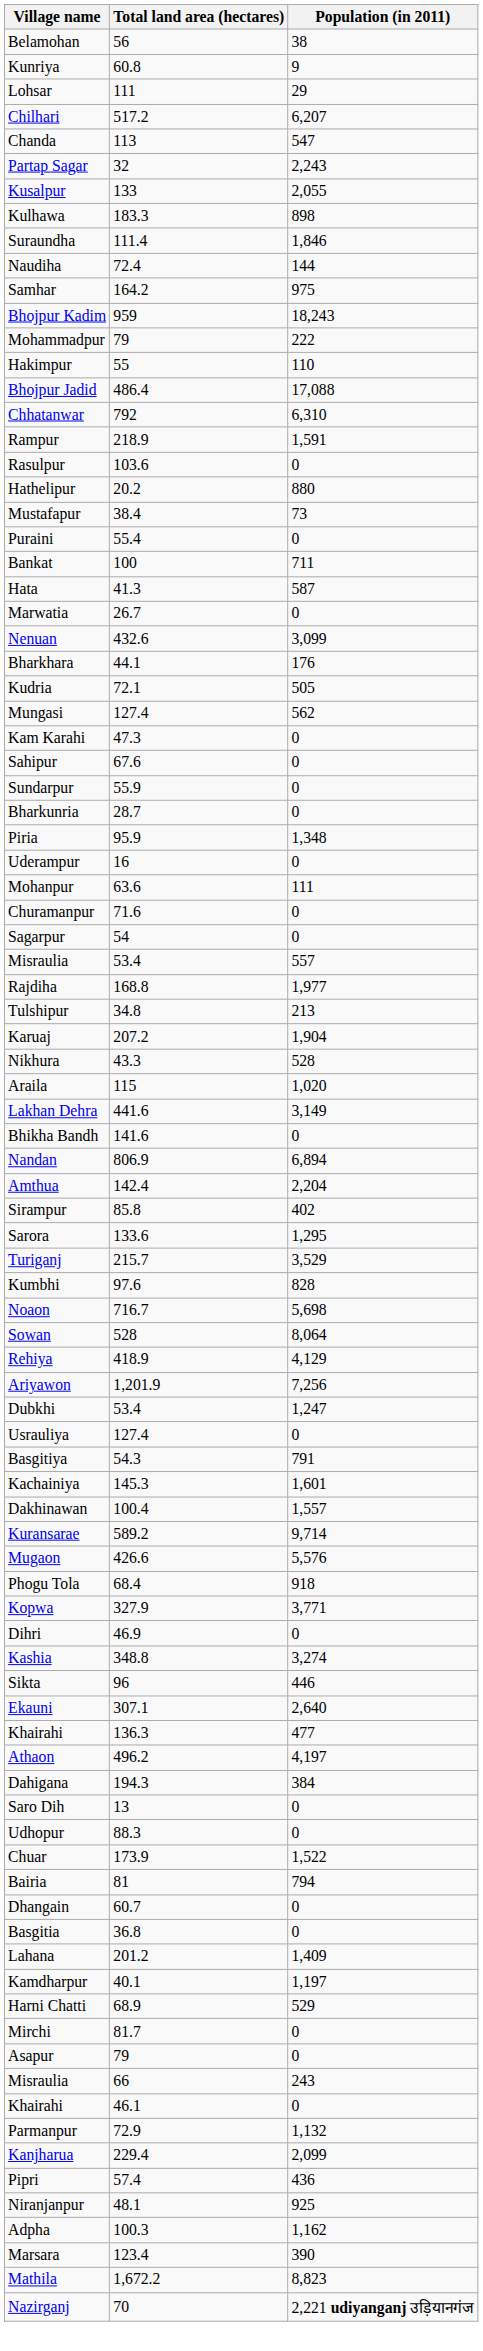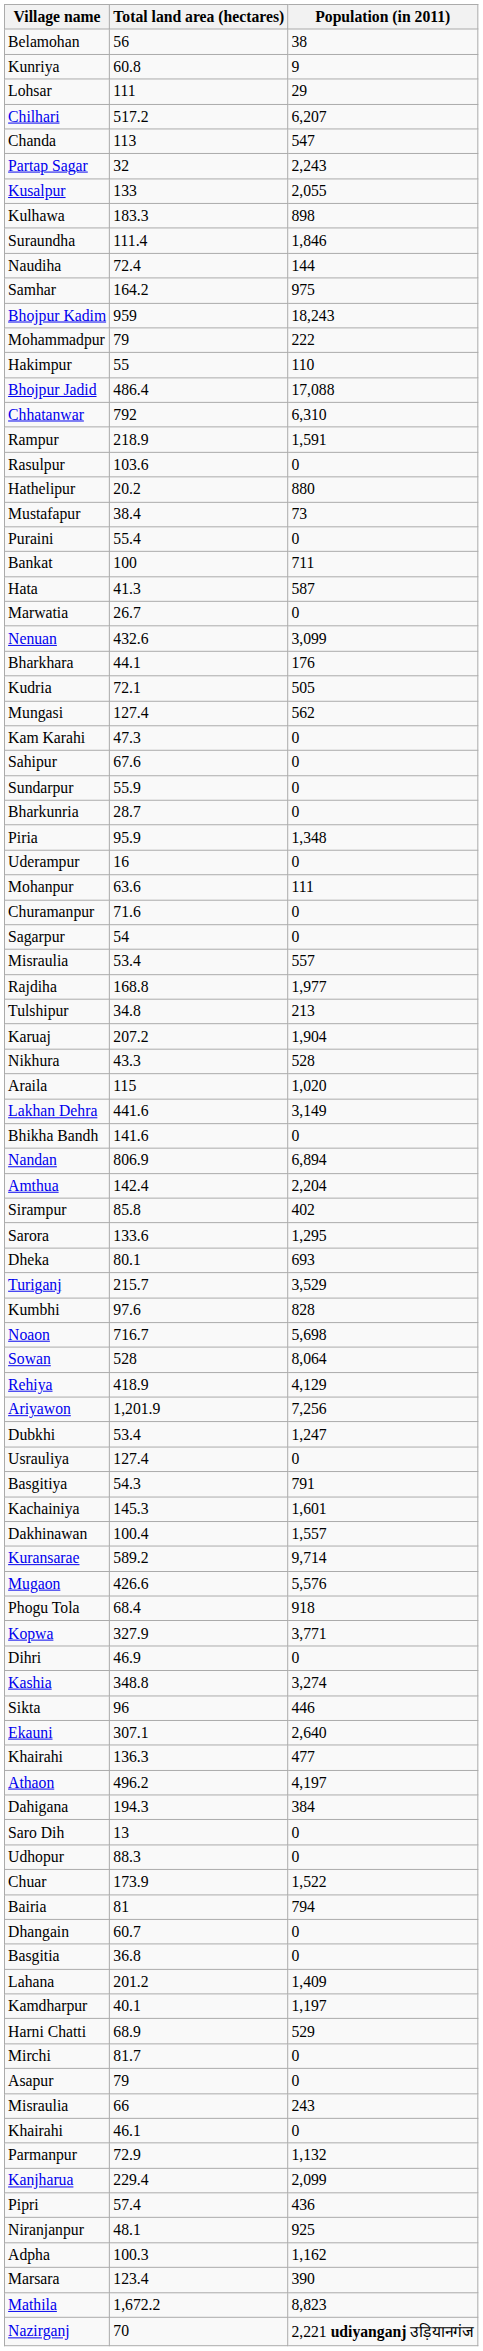+ row: (29, 1260)
